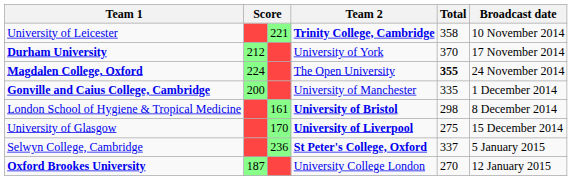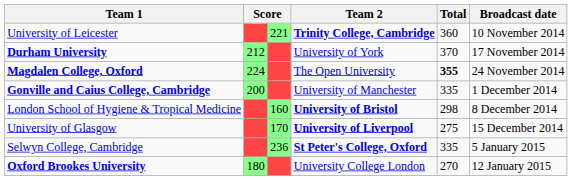(449, 33) 358 -> (449, 33) 360
(279, 109) 161 -> (279, 109) 160
(449, 147) 337 -> (449, 147) 335
(256, 166) 187 -> (256, 166) 180
